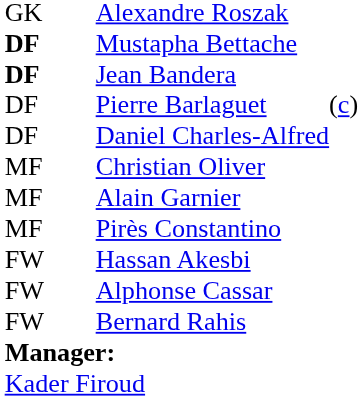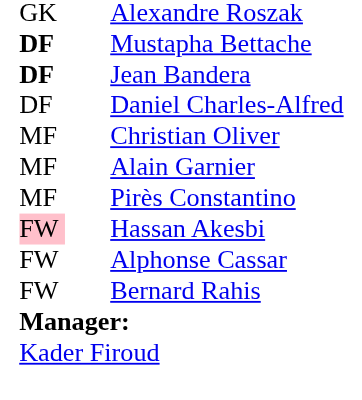- row: (181, 104)
(24, 259) no background -> (39, 228) pink background
